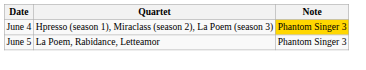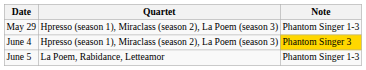+ row: (21, 27)
(312, 42) Phantom Singer 3 -> (321, 57) Phantom Singer 1-3
